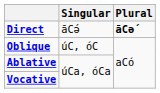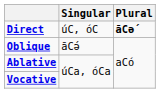(70, 30) āCə́ -> (80, 30) úC, óC
(80, 46) úC, óC -> (70, 46) āCə́
